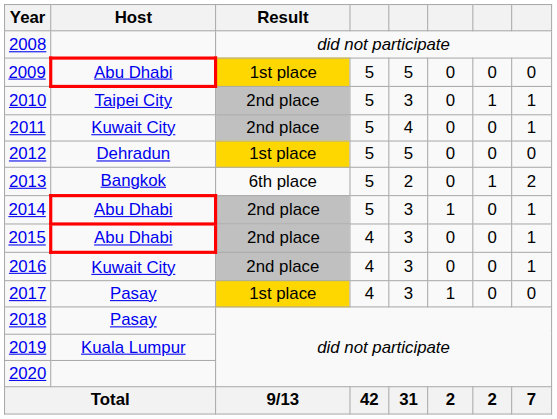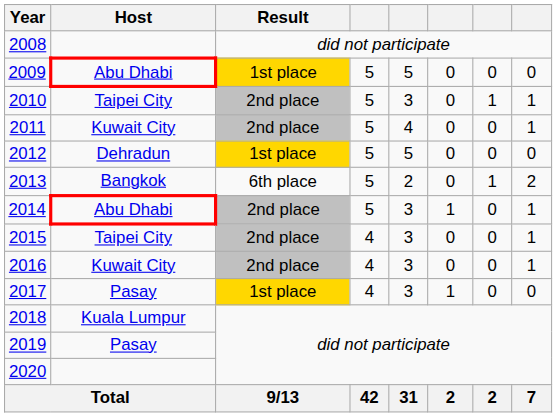(133, 238) Abu Dhabi -> (133, 238) Taipei City
(133, 320) Pasay -> (133, 318) Kuala Lumpur
(133, 346) Kuala Lumpur -> (133, 344) Pasay
